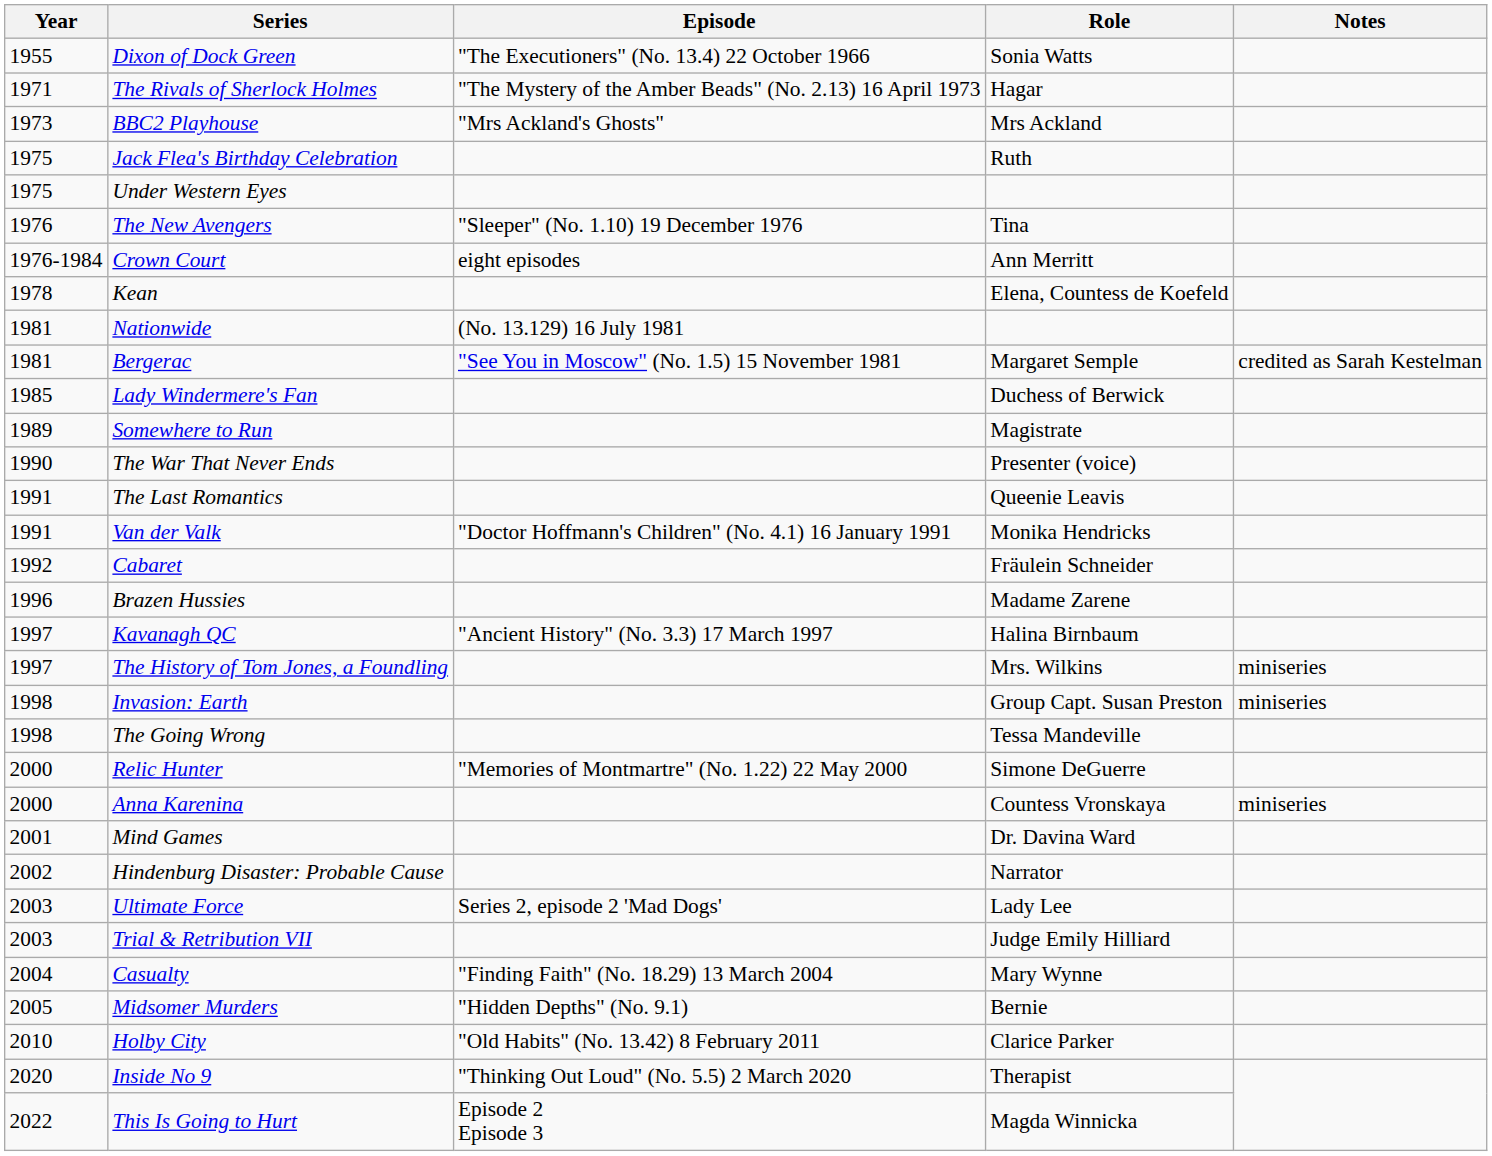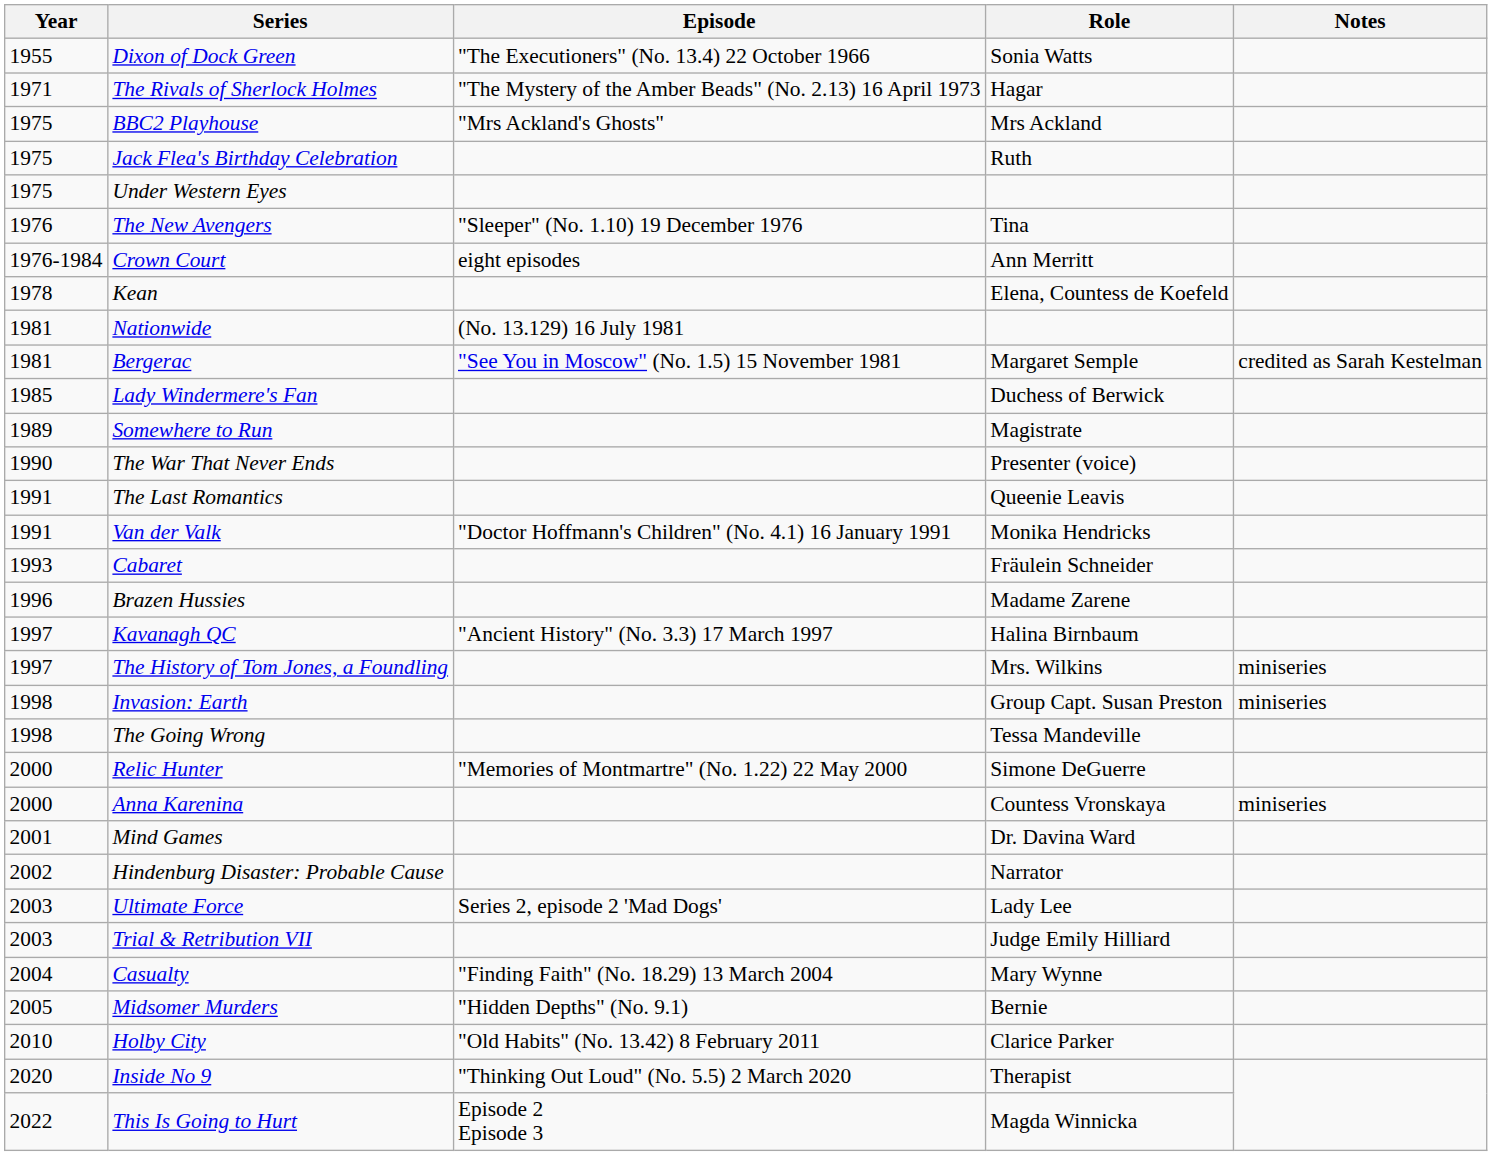(31, 123) 1973 -> (31, 123) 1975
(31, 565) 1992 -> (31, 565) 1993
